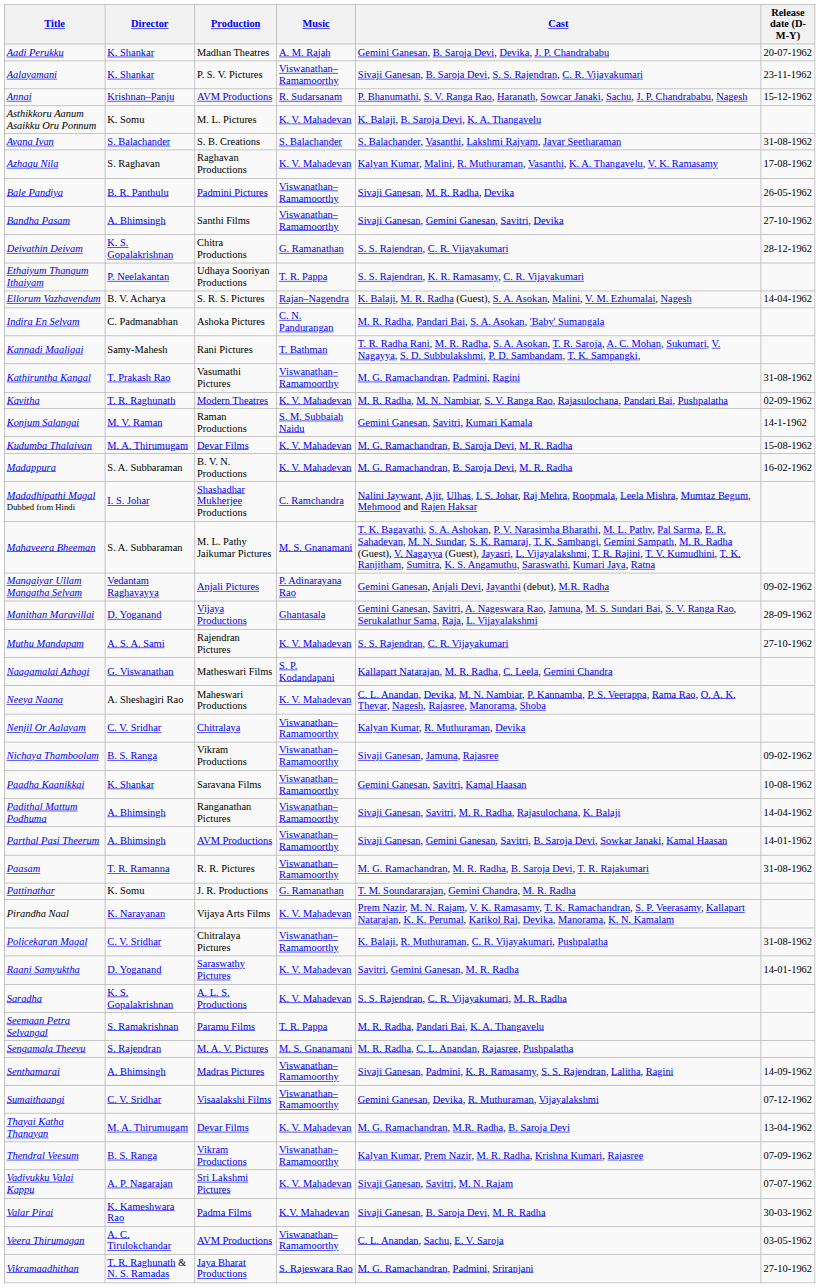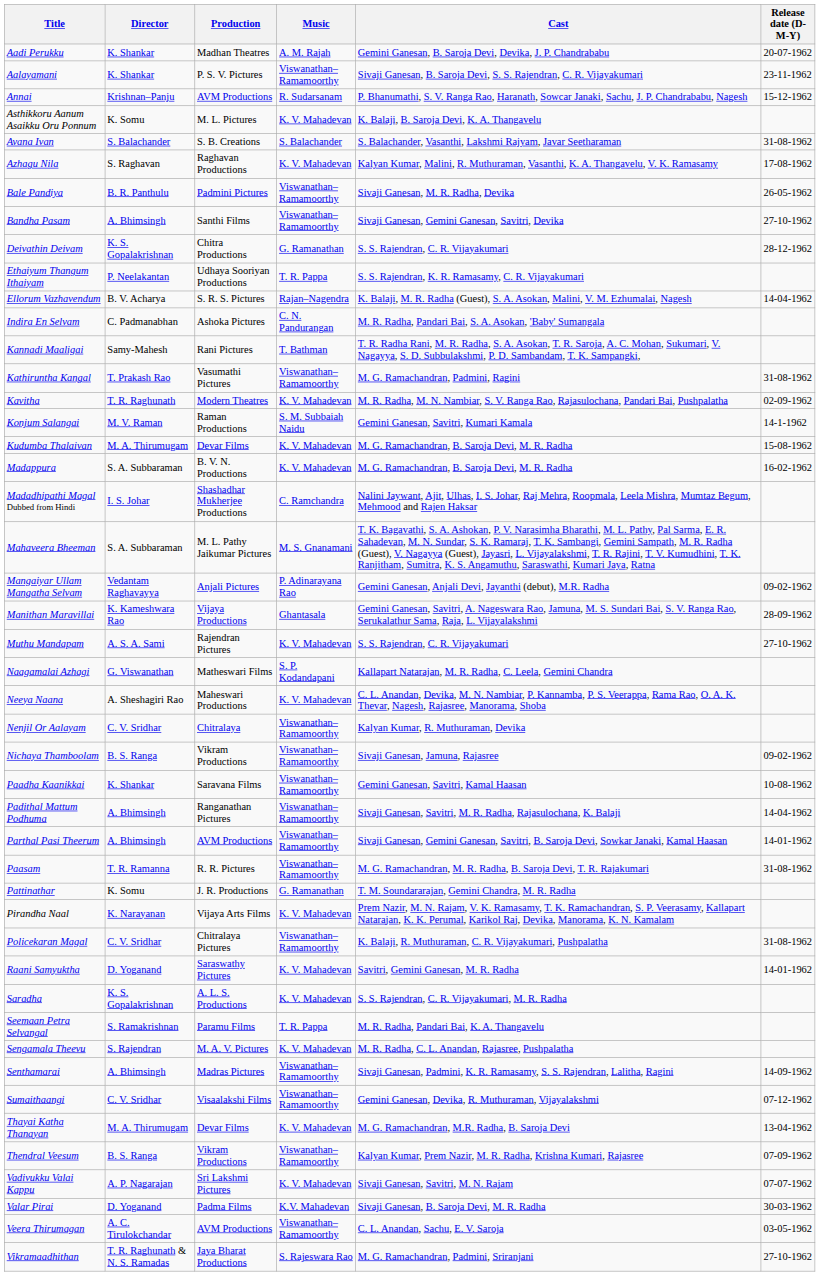(134, 615) D. Yoganand -> (141, 615) K. Kameshwara Rao
(316, 1049) M. S. Gnanamani -> (315, 1049) K. V. Mahadevan
(141, 1212) K. Kameshwara Rao -> (134, 1206) D. Yoganand
